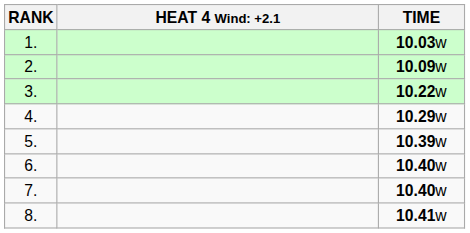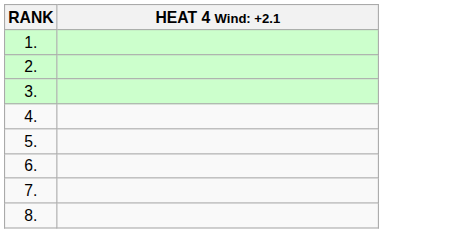- column: (421, 17)
